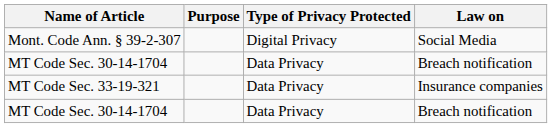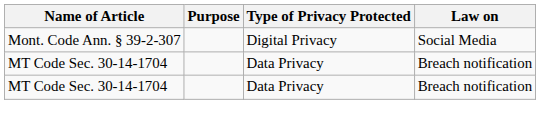- row: (84, 87)
